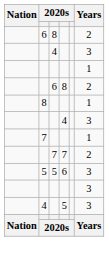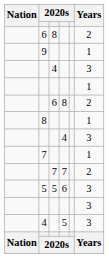+ row: (44, 52)
